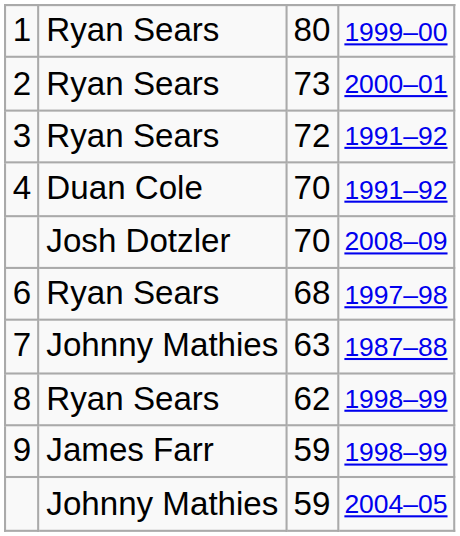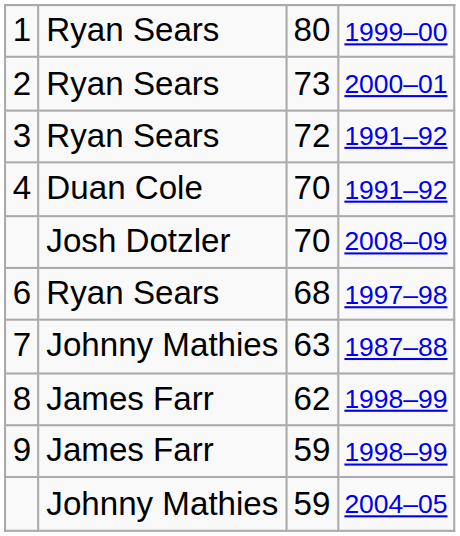(133, 398) Ryan Sears -> (130, 398) James Farr
